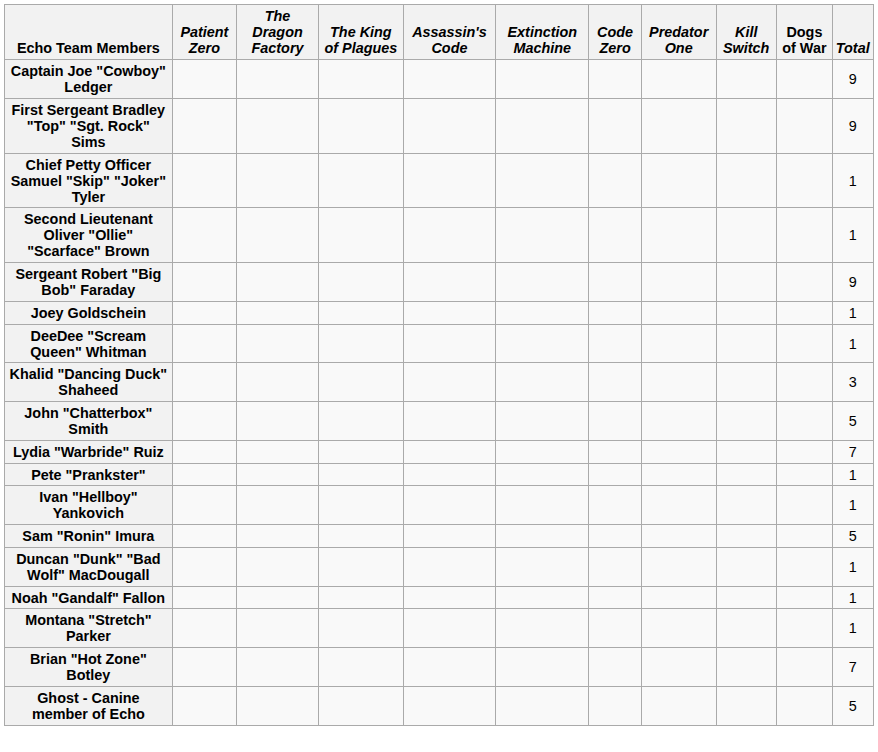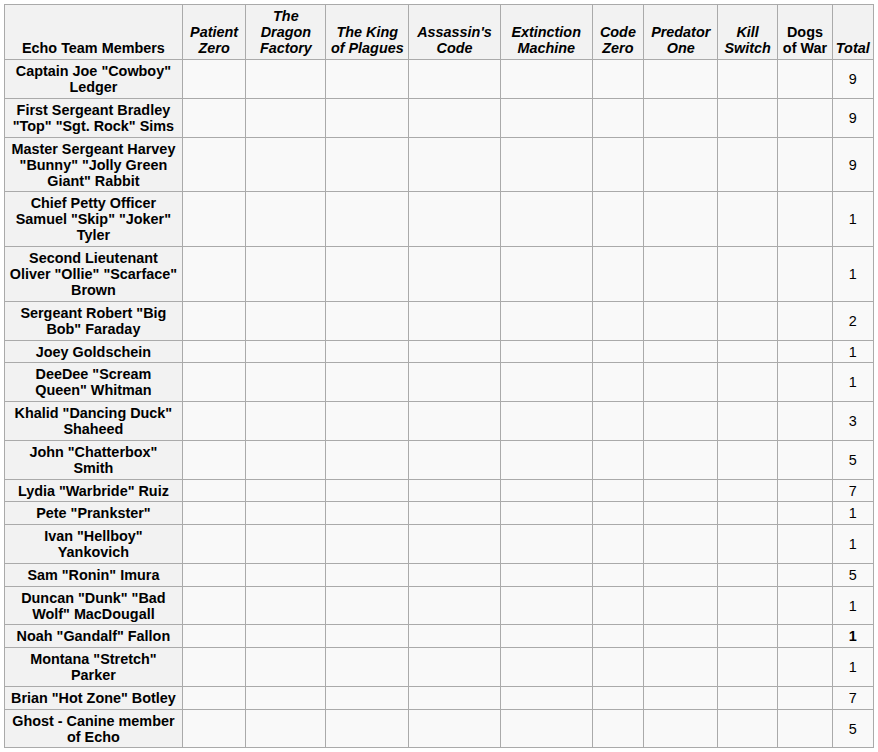+ row: (93, 165)
(853, 282) 9 -> (853, 321) 2
(853, 598) normal -> (853, 636) bold
